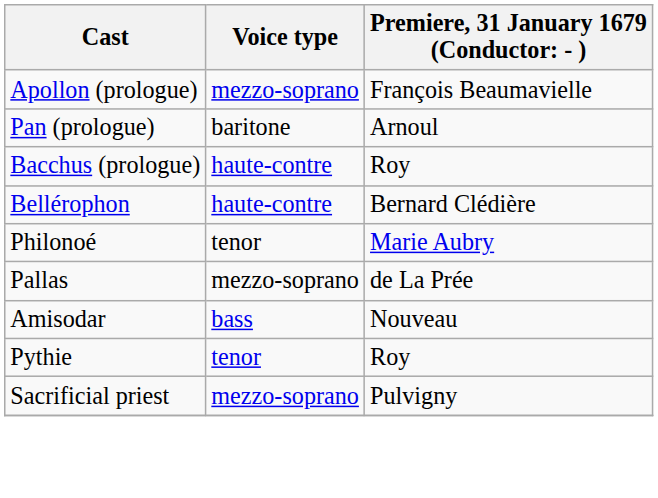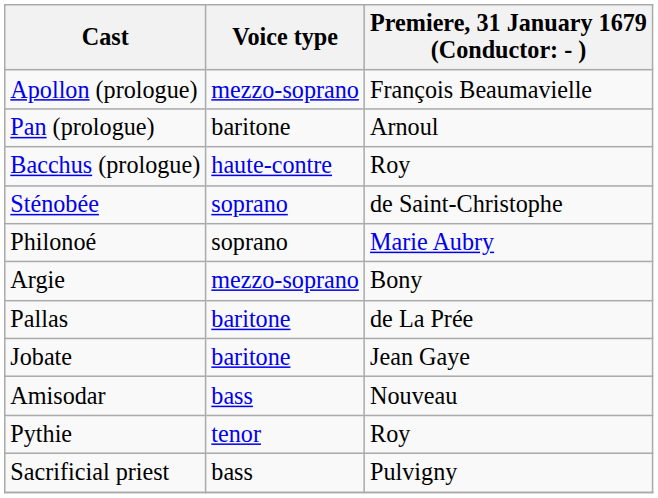- row: (70, 204)
+ row: (55, 204)
(236, 242) tenor -> (250, 242) soprano
+ row: (38, 280)
(285, 280) mezzo-soprano -> (251, 319) baritone
+ row: (41, 357)
(285, 395) mezzo-soprano -> (232, 472) bass
